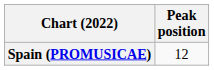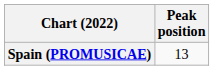(182, 53) 12 -> (182, 53) 13
